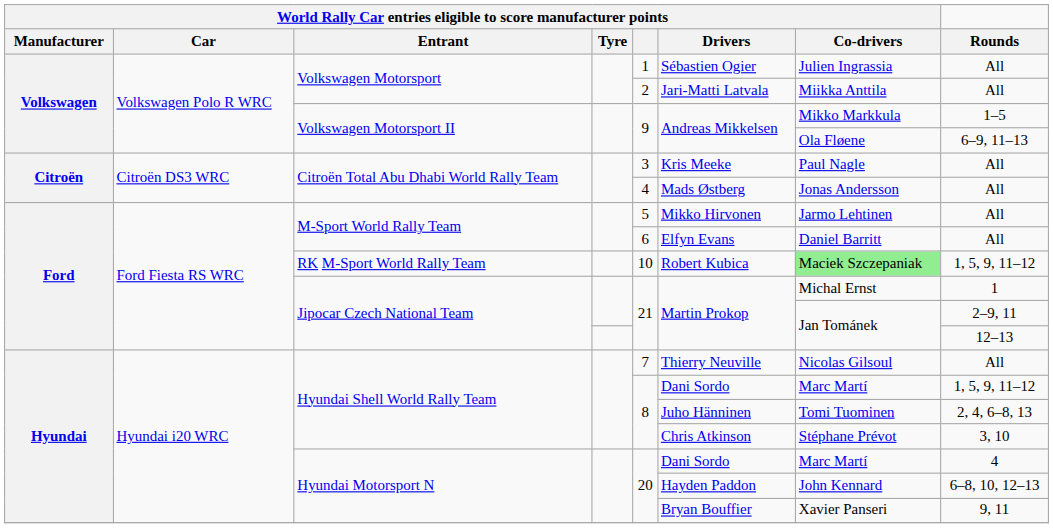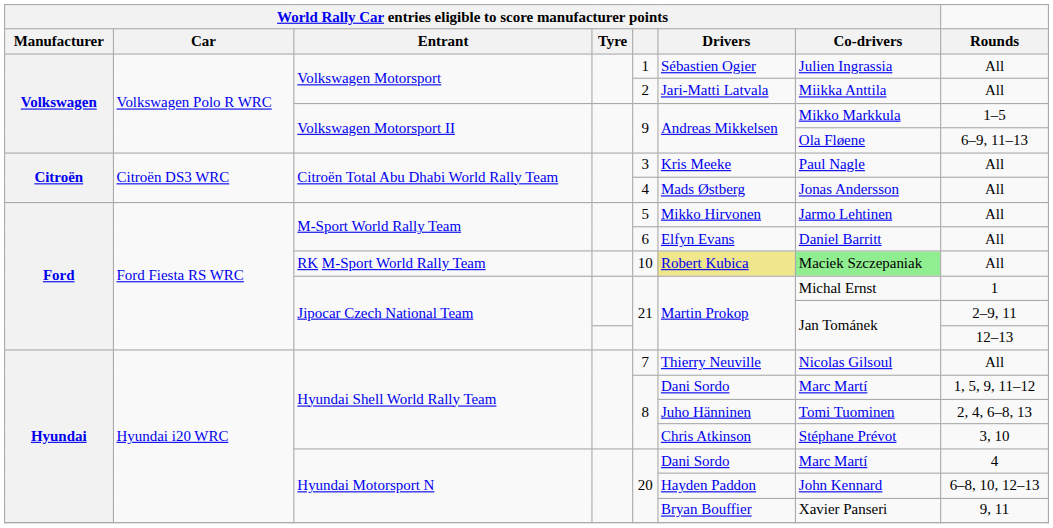(705, 263) no background -> (705, 263) khaki background
(994, 263) 1, 5, 9, 11–12 -> (994, 263) All
